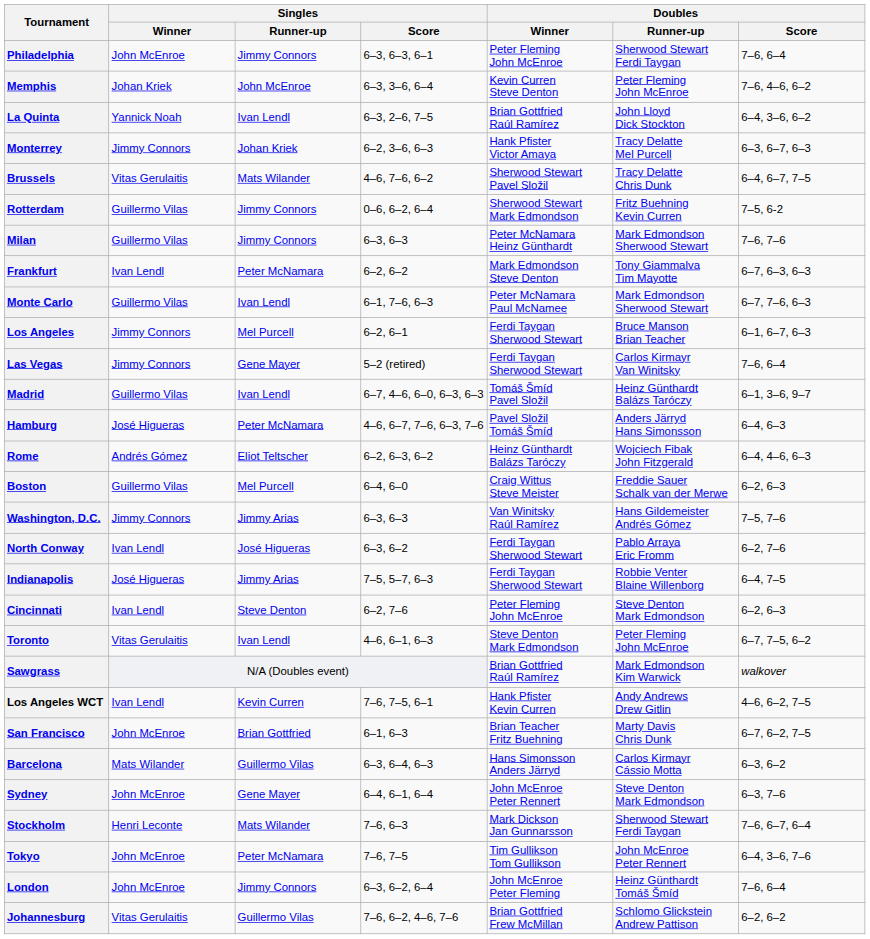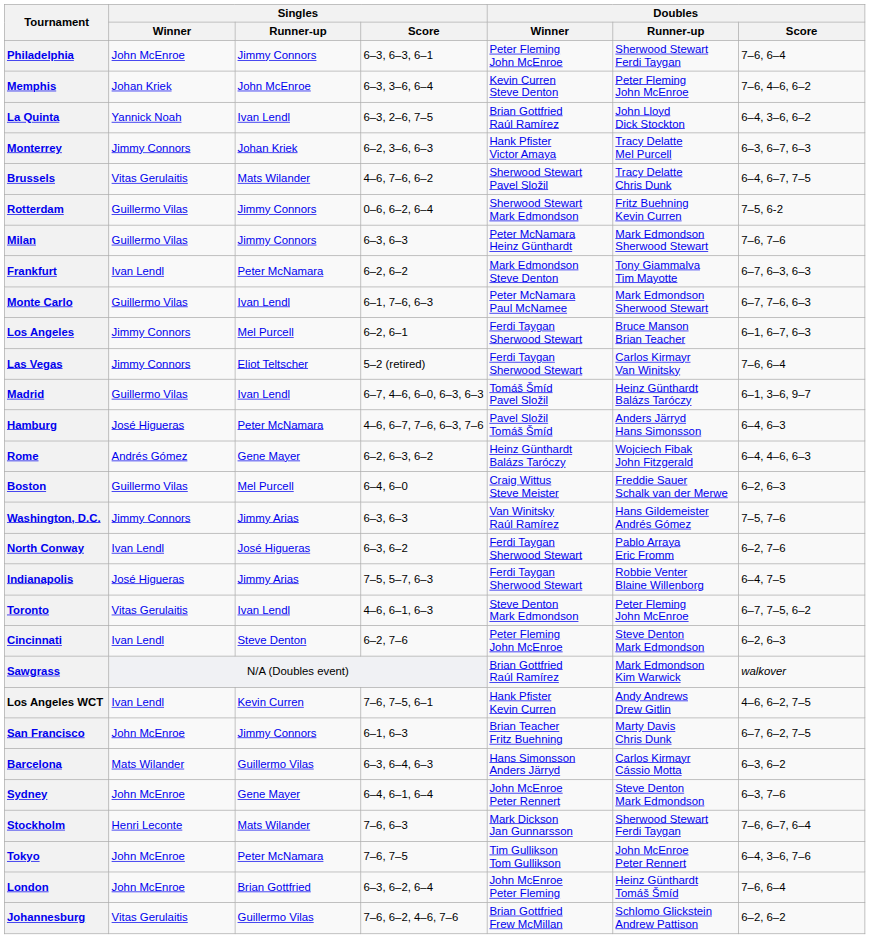(269, 363) Gene Mayer -> (273, 363) Eliot Teltscher
(273, 456) Eliot Teltscher -> (269, 456) Gene Mayer
rows swapped: (28, 641) <-> (34, 610)
(274, 733) Brian Gottfried -> (277, 733) Jimmy Connors
(277, 887) Jimmy Connors -> (274, 887) Brian Gottfried
